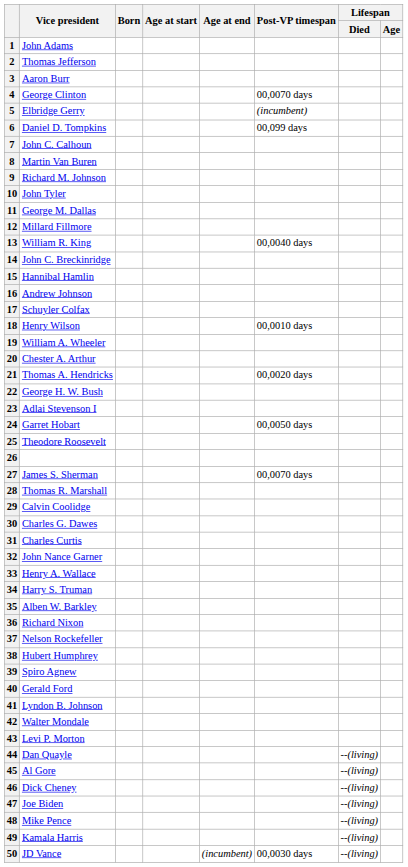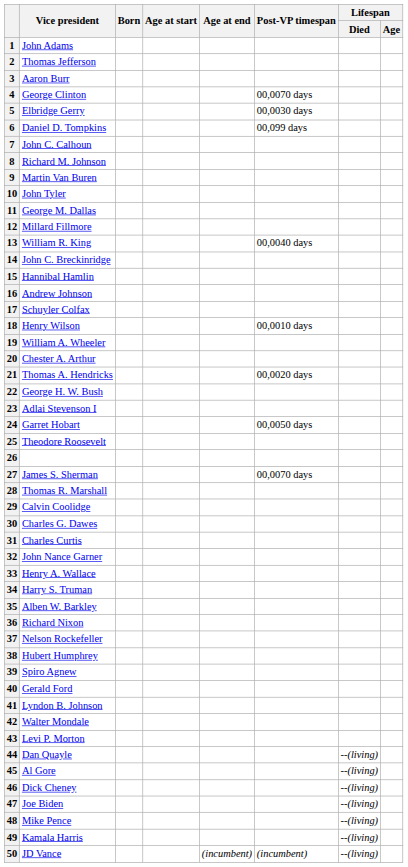(282, 111) (incumbent) -> (285, 111) 00,0030 days
(59, 161) Martin Van Buren -> (64, 161) Richard M. Johnson
(64, 177) Richard M. Johnson -> (59, 177) Martin Van Buren
(285, 853) 00,0030 days -> (282, 853) (incumbent)
